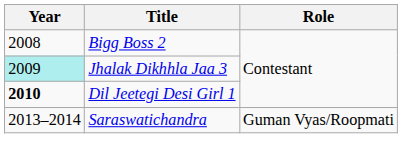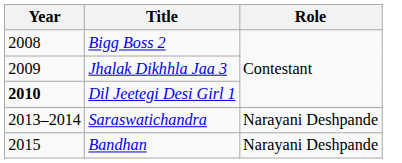(24, 68) paleturquoise background -> (24, 68) no background
(319, 119) Guman Vyas/Roopmati -> (311, 119) Narayani Deshpande
+ row: (118, 145)
